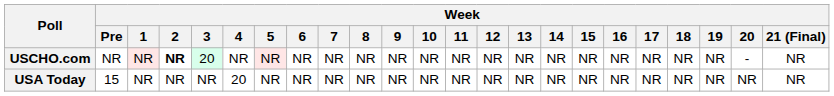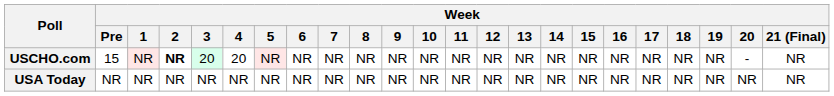(112, 58) NR -> (112, 58) 15
(239, 58) NR -> (239, 58) 20
(112, 79) 15 -> (112, 79) NR
(239, 79) 20 -> (239, 79) NR
